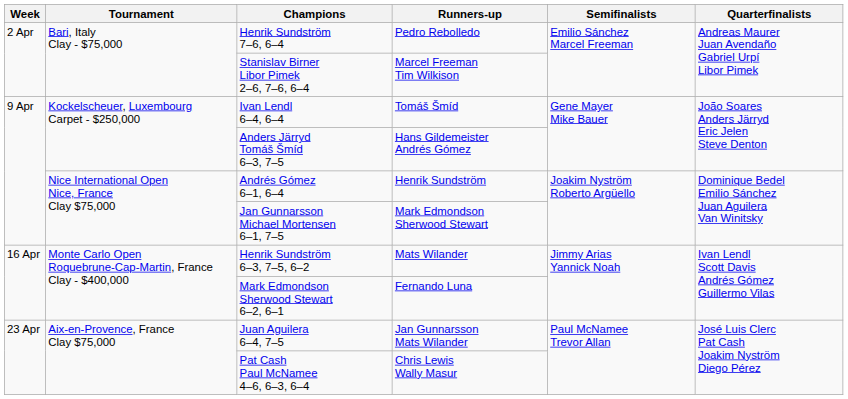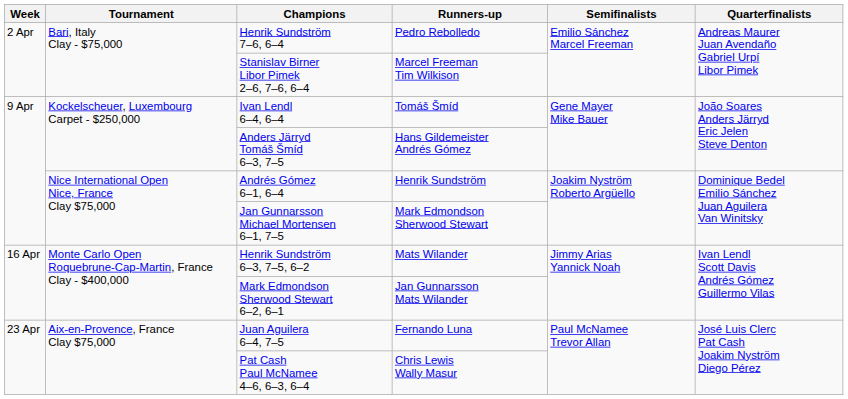(434, 285) Fernando Luna -> (437, 292) Jan Gunnarsson Mats Wilander
(437, 335) Jan Gunnarsson Mats Wilander -> (434, 329) Fernando Luna
